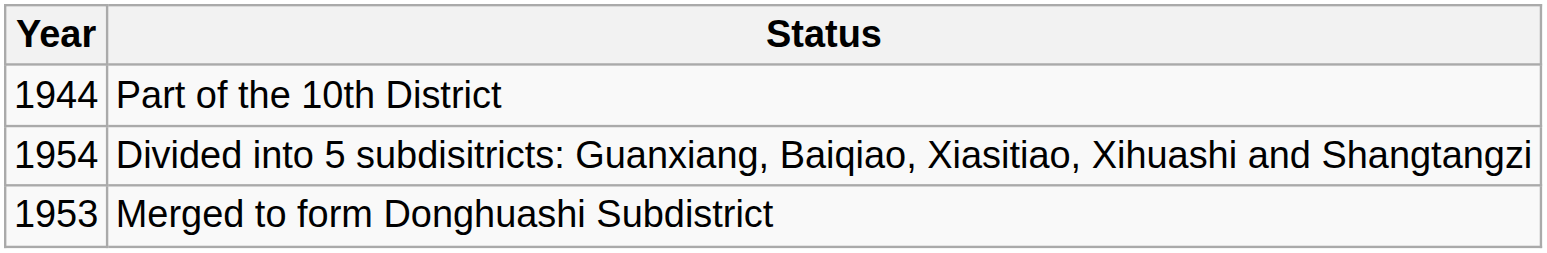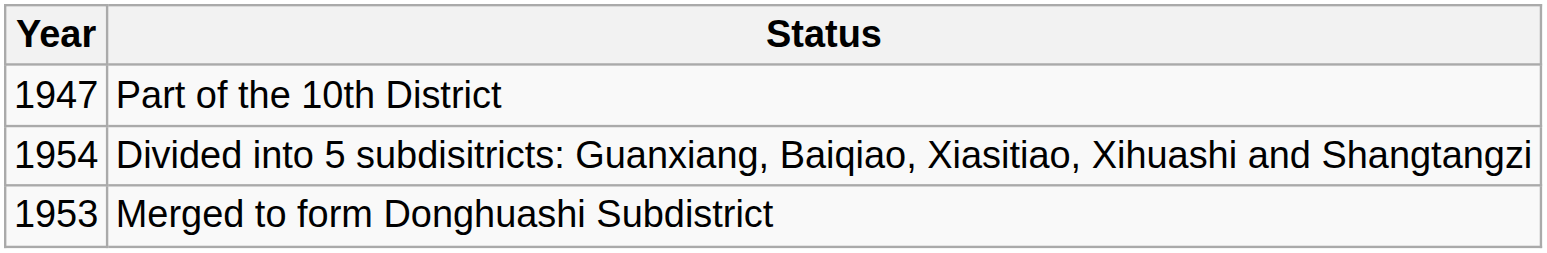(56, 94) 1944 -> (56, 94) 1947
